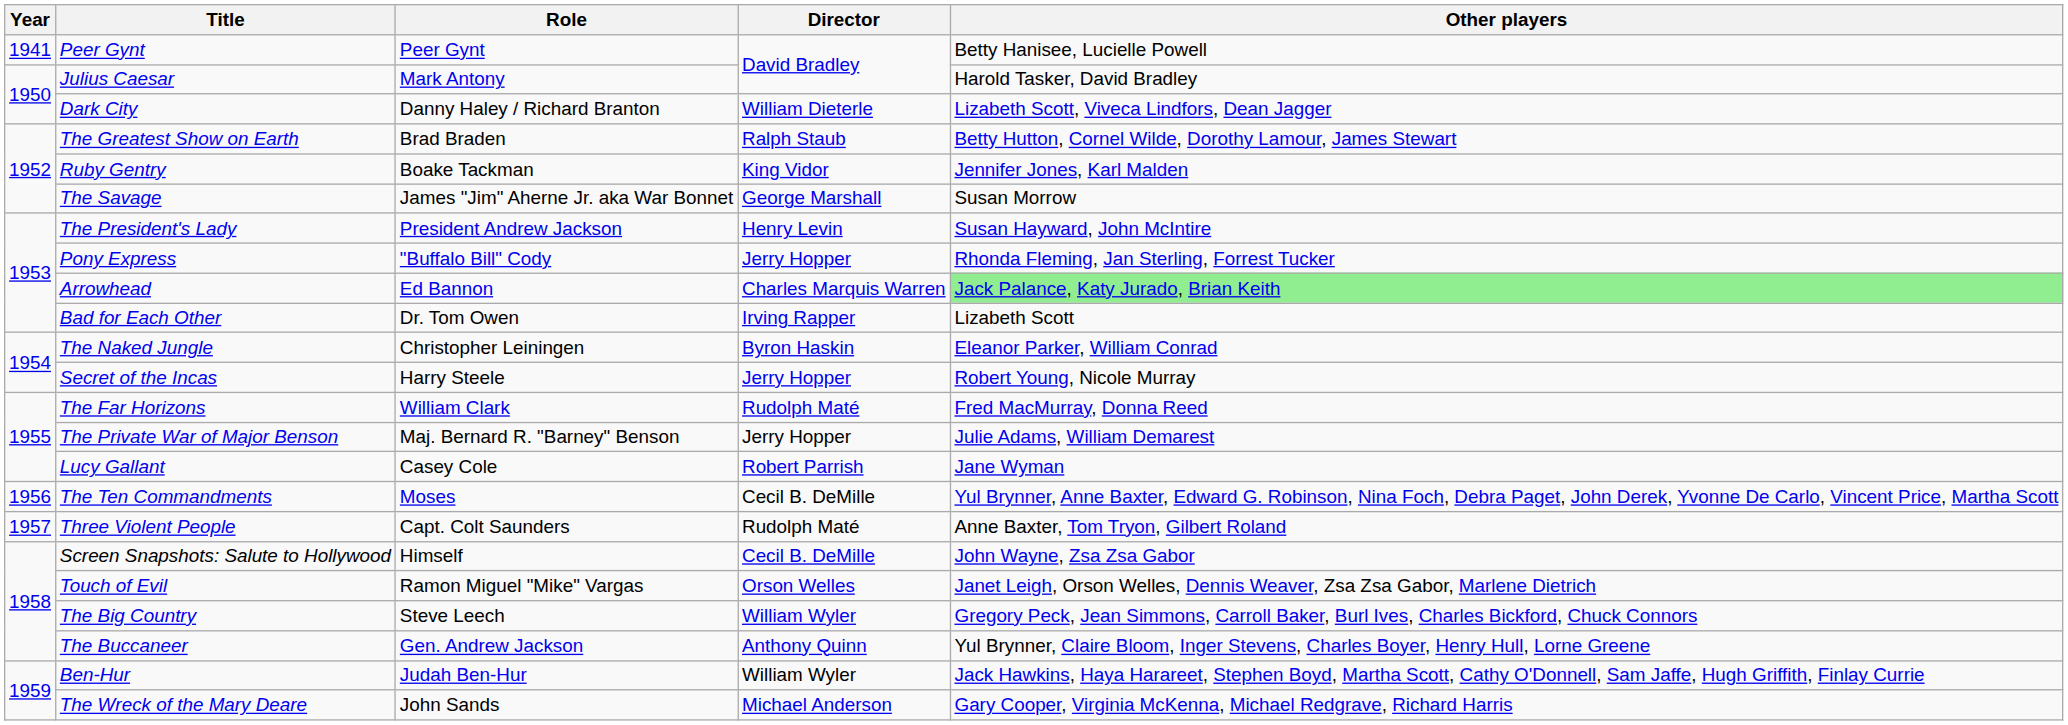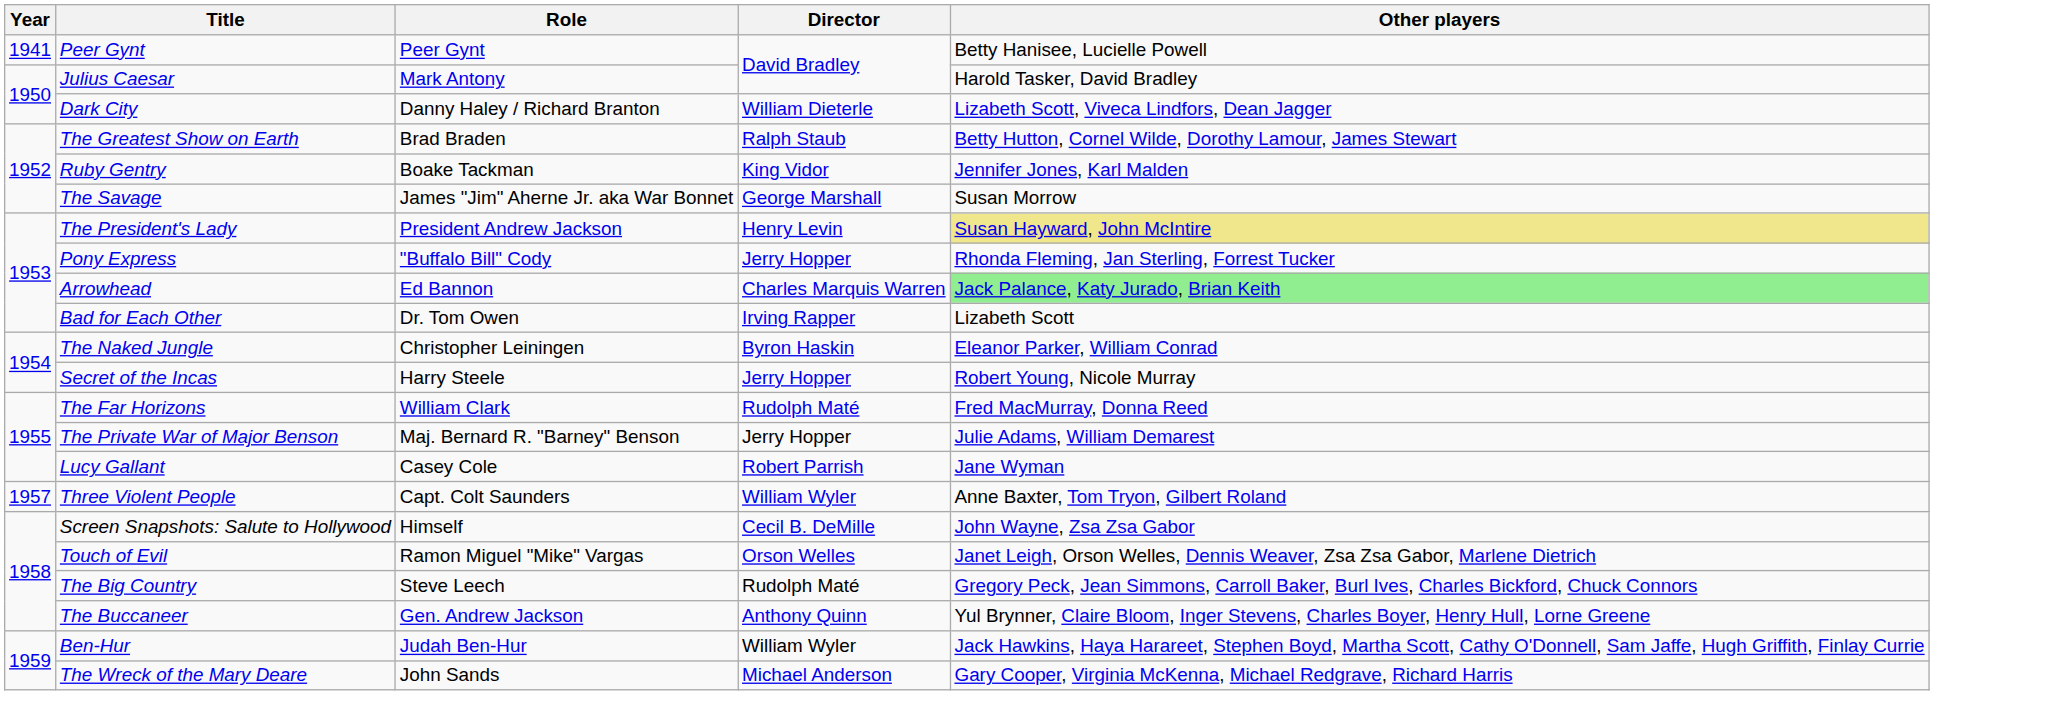(1083, 229) no background -> (1083, 229) khaki background
- row: (166, 497)
(801, 527) Rudolph Maté -> (799, 497) William Wyler
(799, 616) William Wyler -> (801, 586) Rudolph Maté
